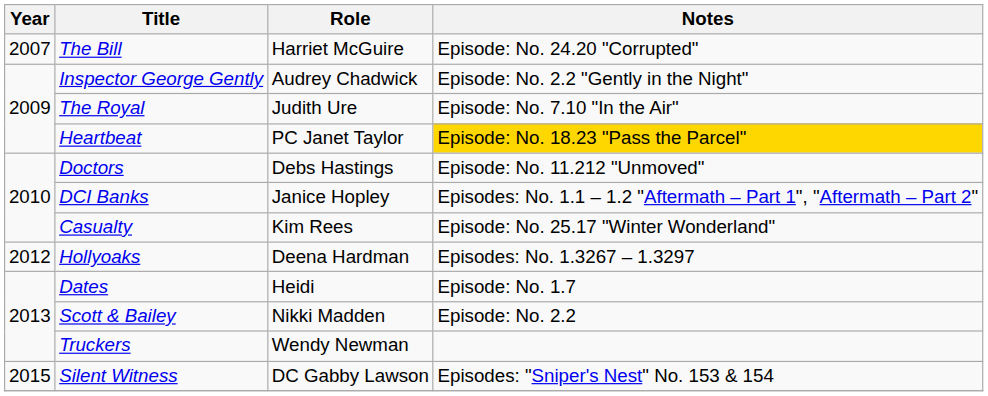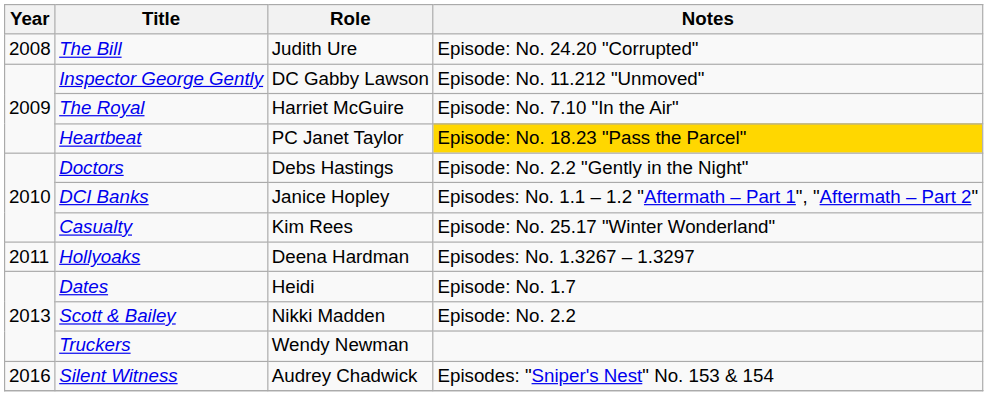(30, 49) 2007 -> (30, 49) 2008
(338, 49) Harriet McGuire -> (314, 49) Judith Ure
(345, 78) Audrey Chadwick -> (350, 78) DC Gabby Lawson
(593, 78) Episode: No. 2.2 "Gently in the Night" -> (571, 78) Episode: No. 11.212 "Unmoved"
(314, 108) Judith Ure -> (338, 108) Harriet McGuire
(571, 167) Episode: No. 11.212 "Unmoved" -> (593, 167) Episode: No. 2.2 "Gently in the Night"
(30, 256) 2012 -> (29, 256) 2011
(30, 375) 2015 -> (30, 375) 2016
(350, 375) DC Gabby Lawson -> (345, 375) Audrey Chadwick
